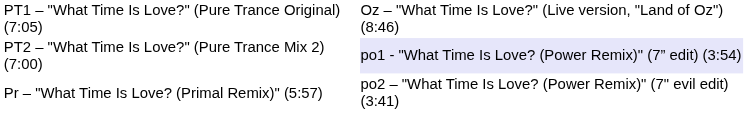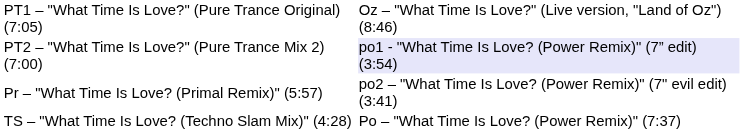+ row: (178, 121)
